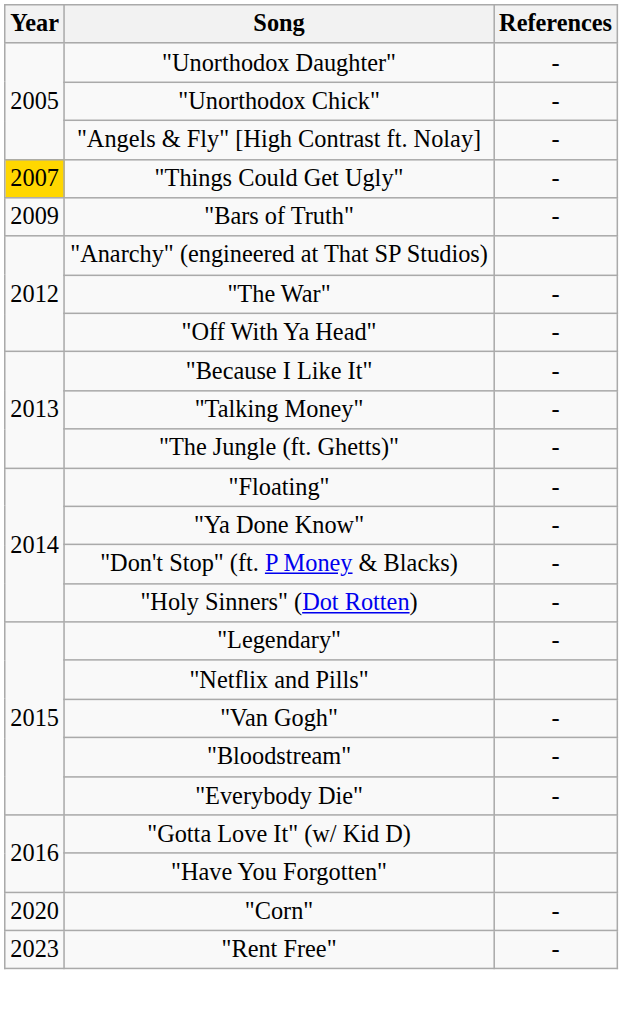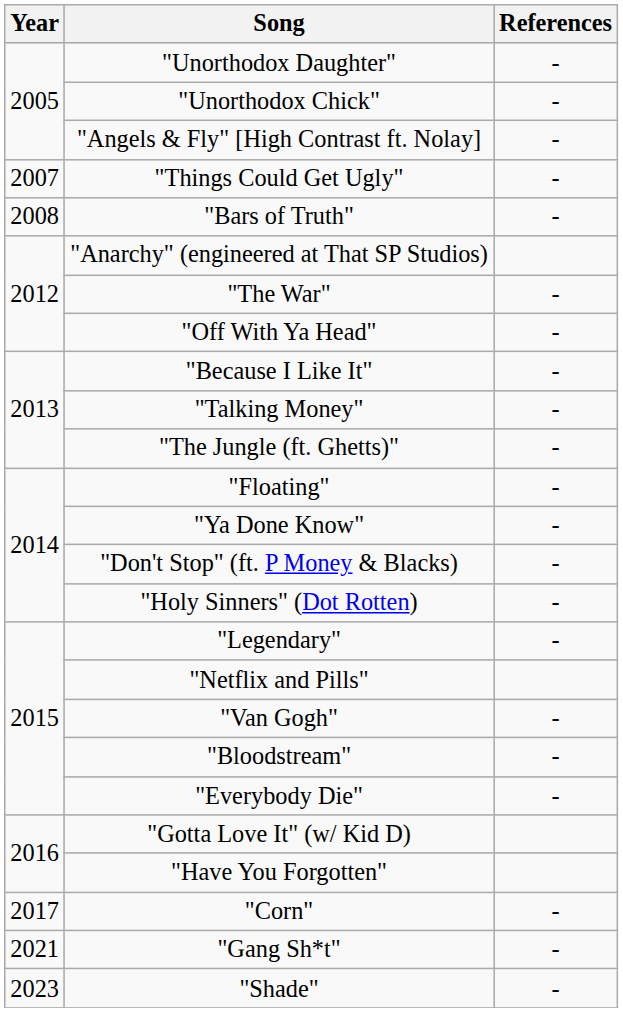(35, 178) gold background -> (35, 178) no background
(35, 216) 2009 -> (35, 216) 2008
(35, 910) 2020 -> (35, 910) 2017
+ row: (279, 949)
- row: (279, 949)
+ row: (279, 988)
